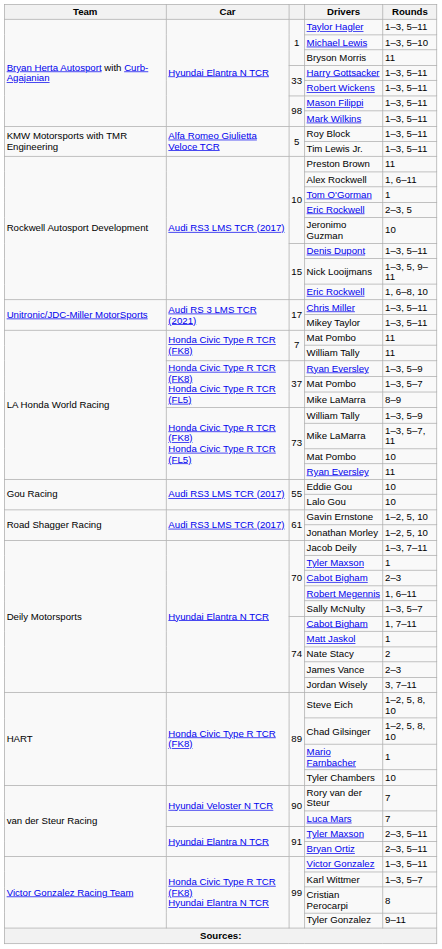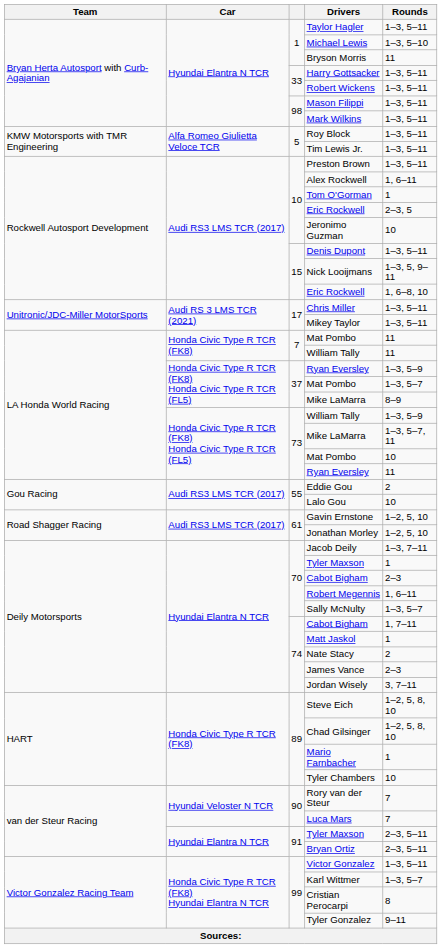(390, 164) 11 -> (406, 164) 1–3, 5–11
(390, 486) 10 -> (388, 486) 2
